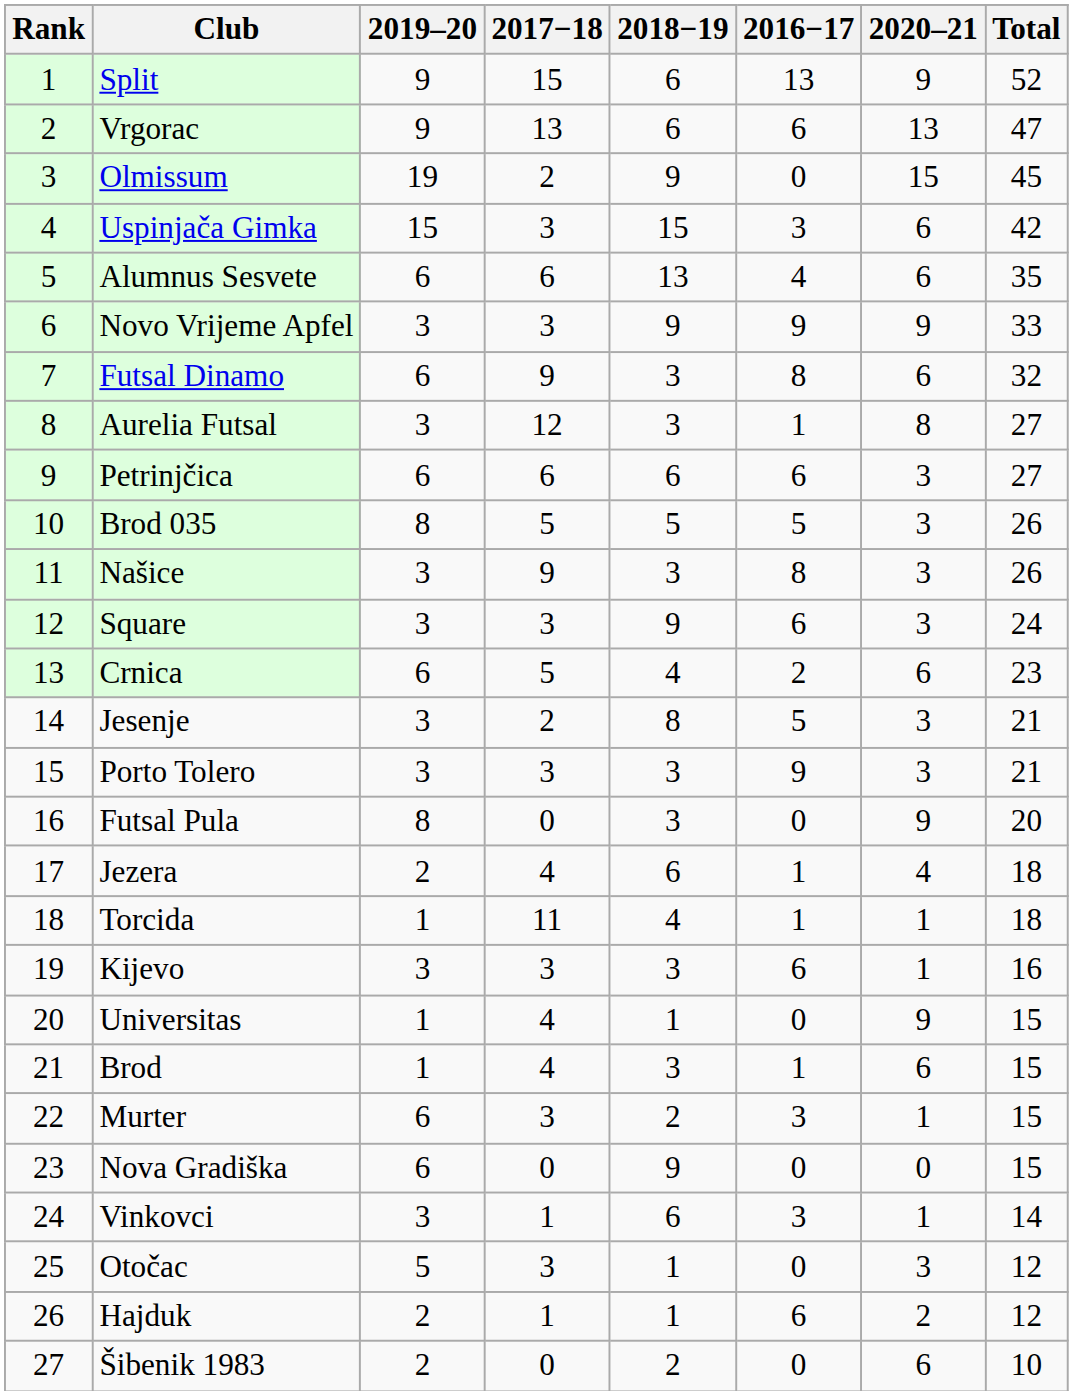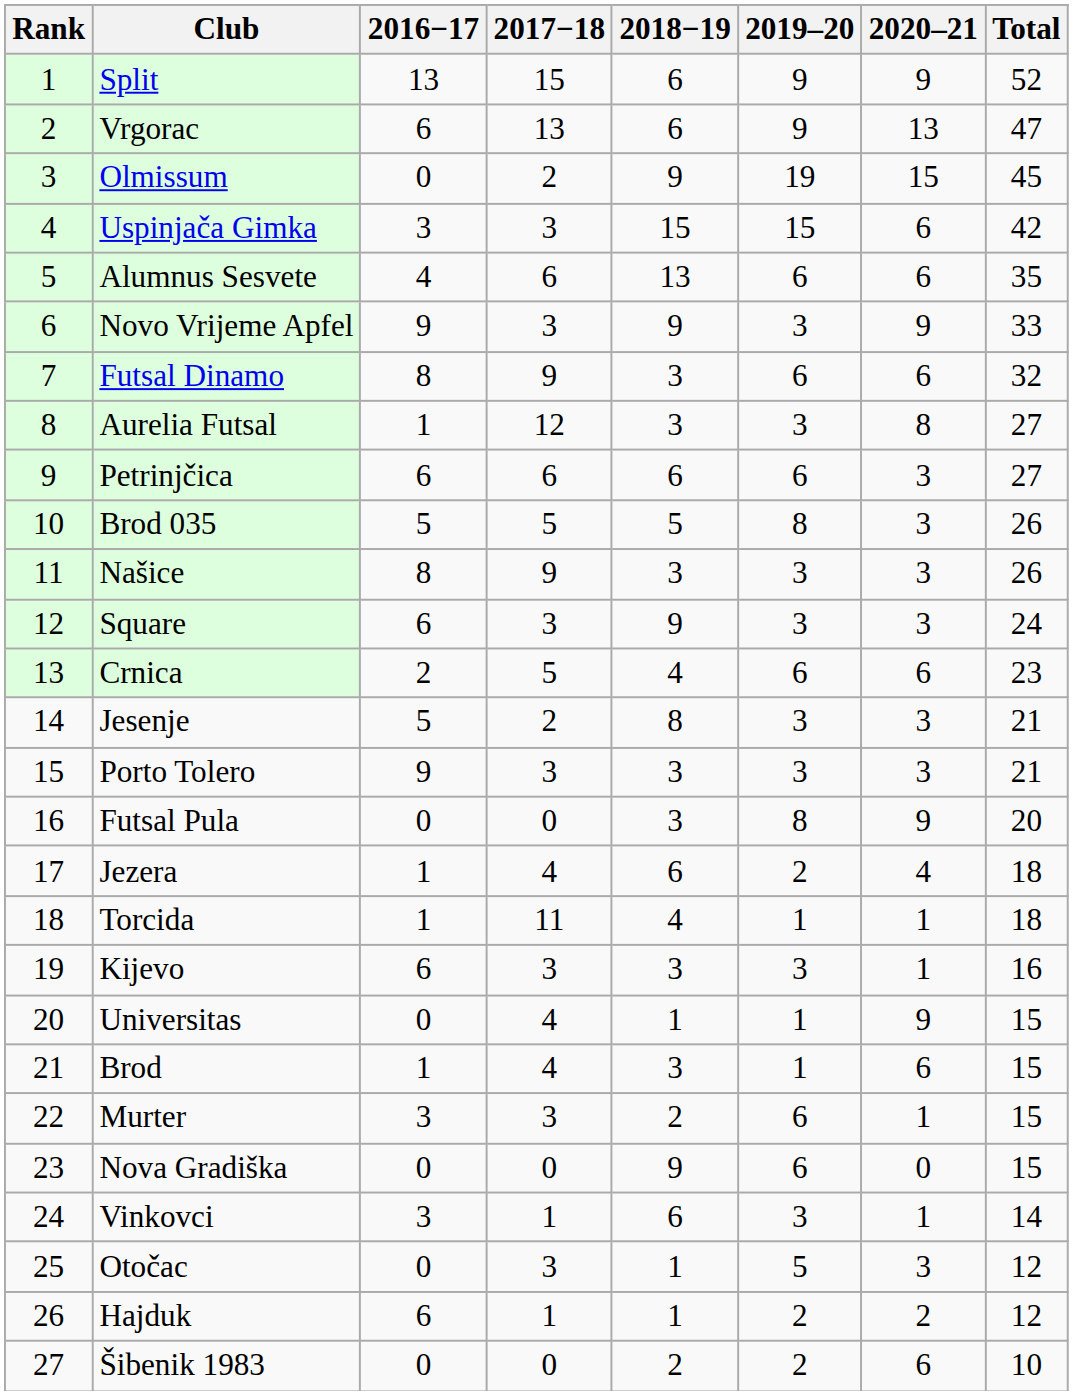columns swapped: (799, 29) <-> (422, 29)
